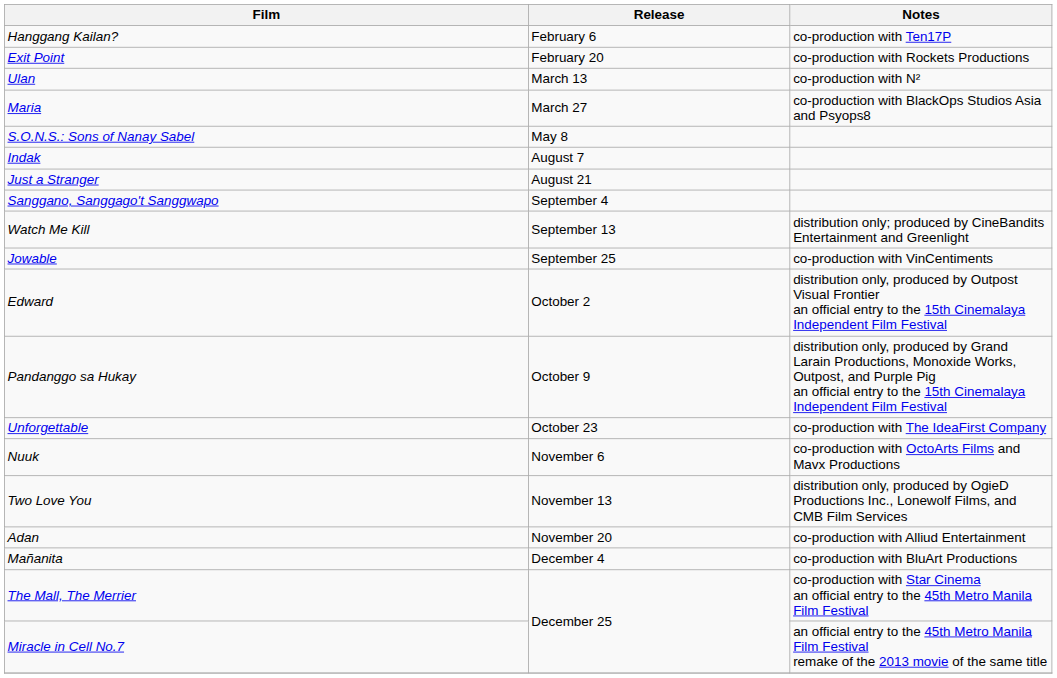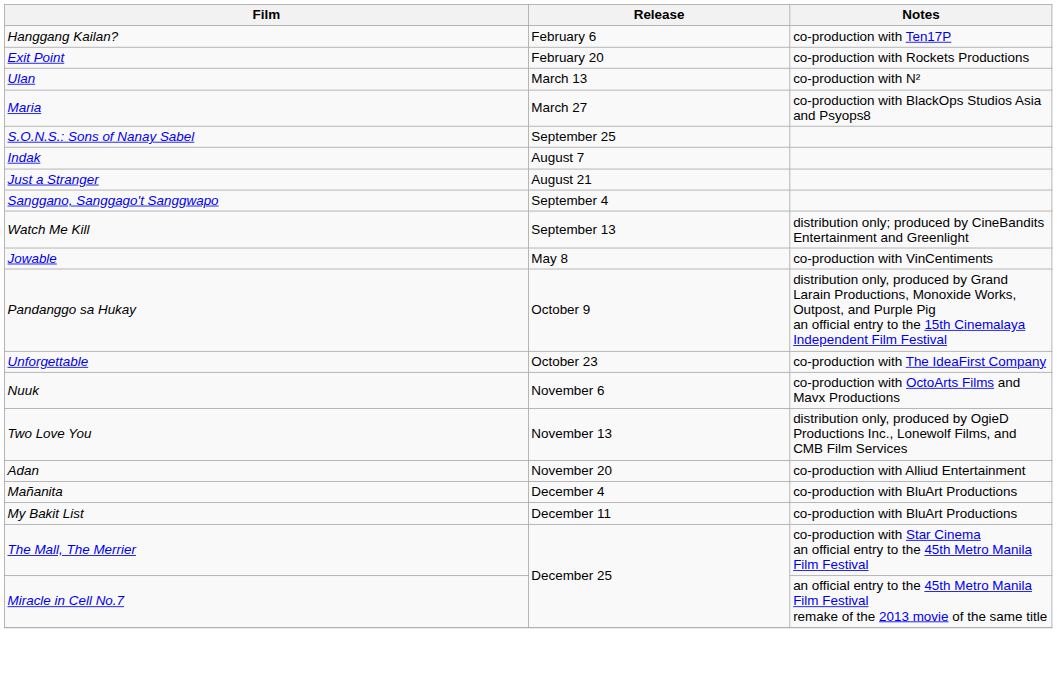(550, 136) May 8 -> (573, 136) September 25
(573, 258) September 25 -> (550, 258) May 8
- row: (30, 302)
+ row: (46, 513)
